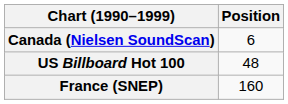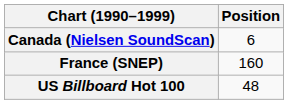rows swapped: (111, 87) <-> (111, 63)
